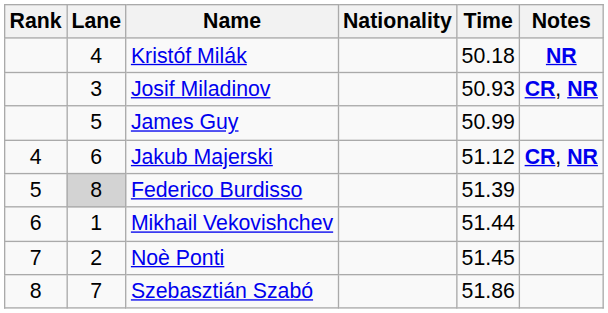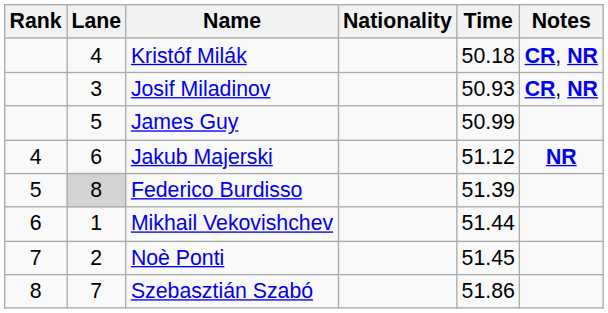(561, 55) NR -> (561, 55) CR, NR
(561, 156) CR, NR -> (561, 156) NR
